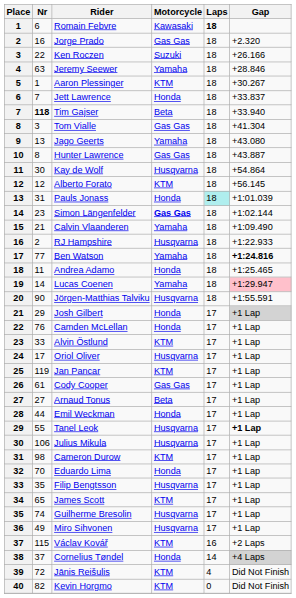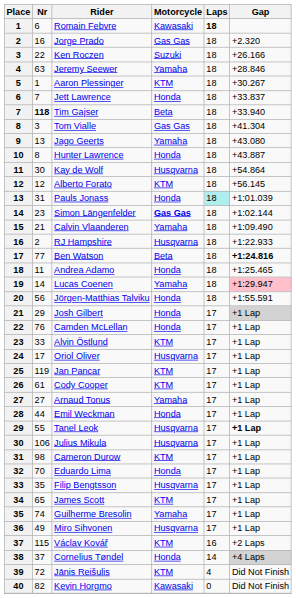(172, 155) Gas Gas -> (167, 155) Honda
(171, 255) Yamaha -> (163, 255) Beta
(40, 298) 90 -> (40, 298) 56
(176, 298) Husqvarna -> (167, 298) Honda
(172, 385) Gas Gas -> (164, 385) KTM
(163, 399) Beta -> (171, 399) Yamaha
(176, 514) Husqvarna -> (171, 514) Yamaha
(164, 586) KTM -> (173, 586) Kawasaki
